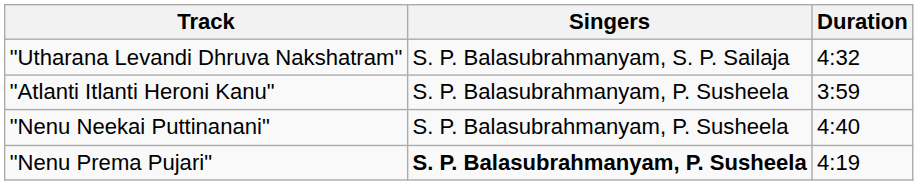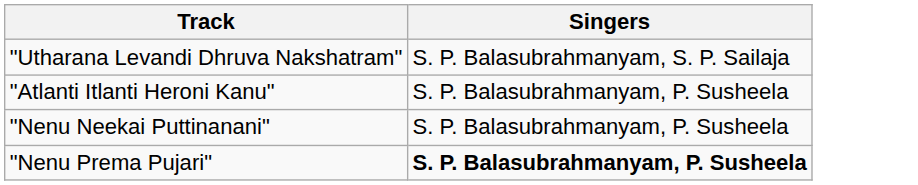- column: (862, 22)
